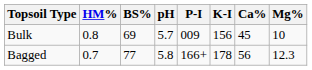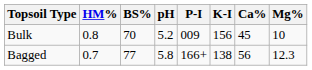(130, 34) 69 -> (130, 34) 70
(165, 34) 5.7 -> (165, 34) 5.2
(222, 55) 178 -> (222, 55) 138
